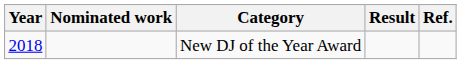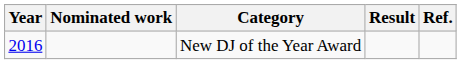(25, 44) 2018 -> (25, 44) 2016
